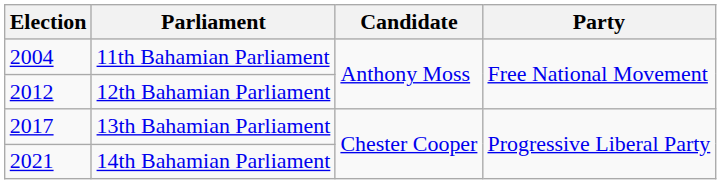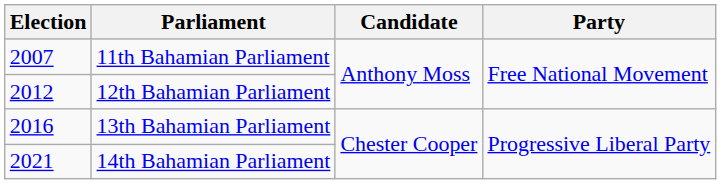(32, 56) 2004 -> (32, 56) 2007
(32, 126) 2017 -> (32, 126) 2016
